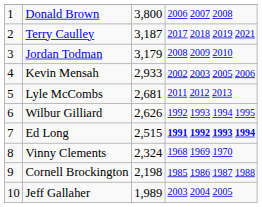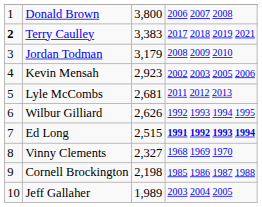(10, 34) normal -> (10, 34) bold
(148, 34) 3,187 -> (148, 34) 3,383
(148, 73) 2,933 -> (148, 73) 2,923
(148, 152) 2,324 -> (148, 152) 2,327
